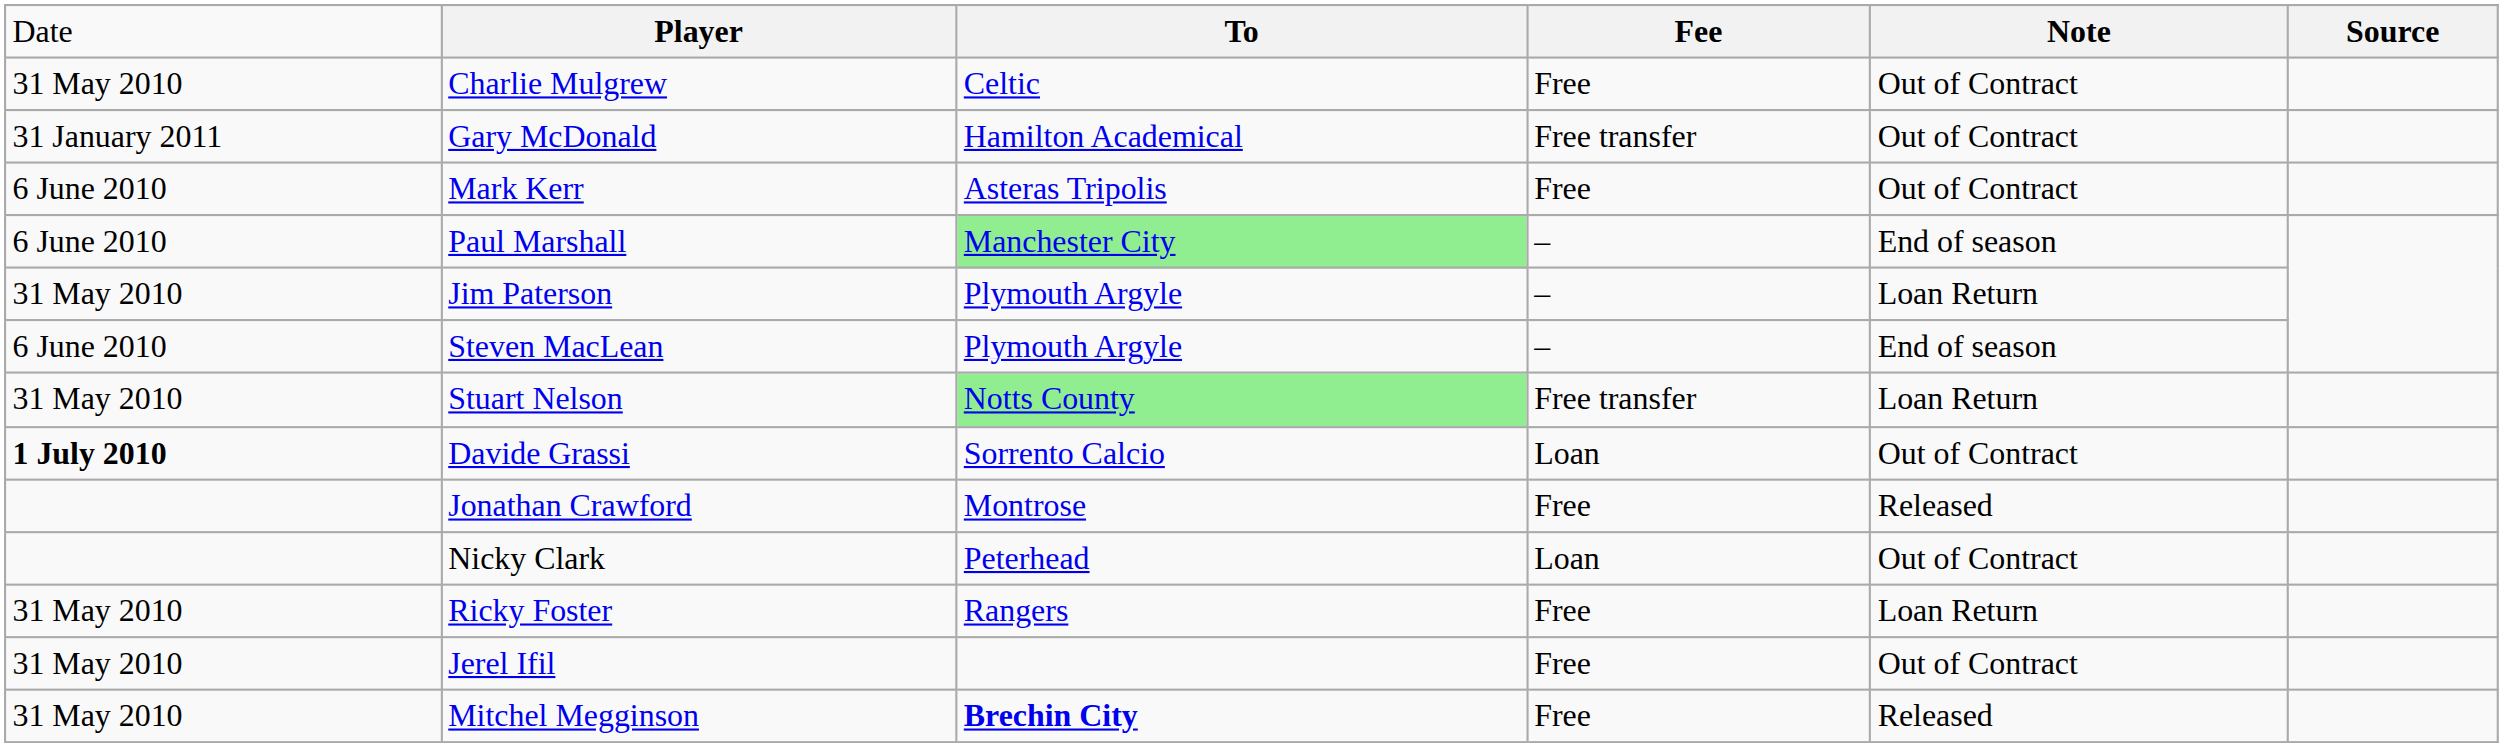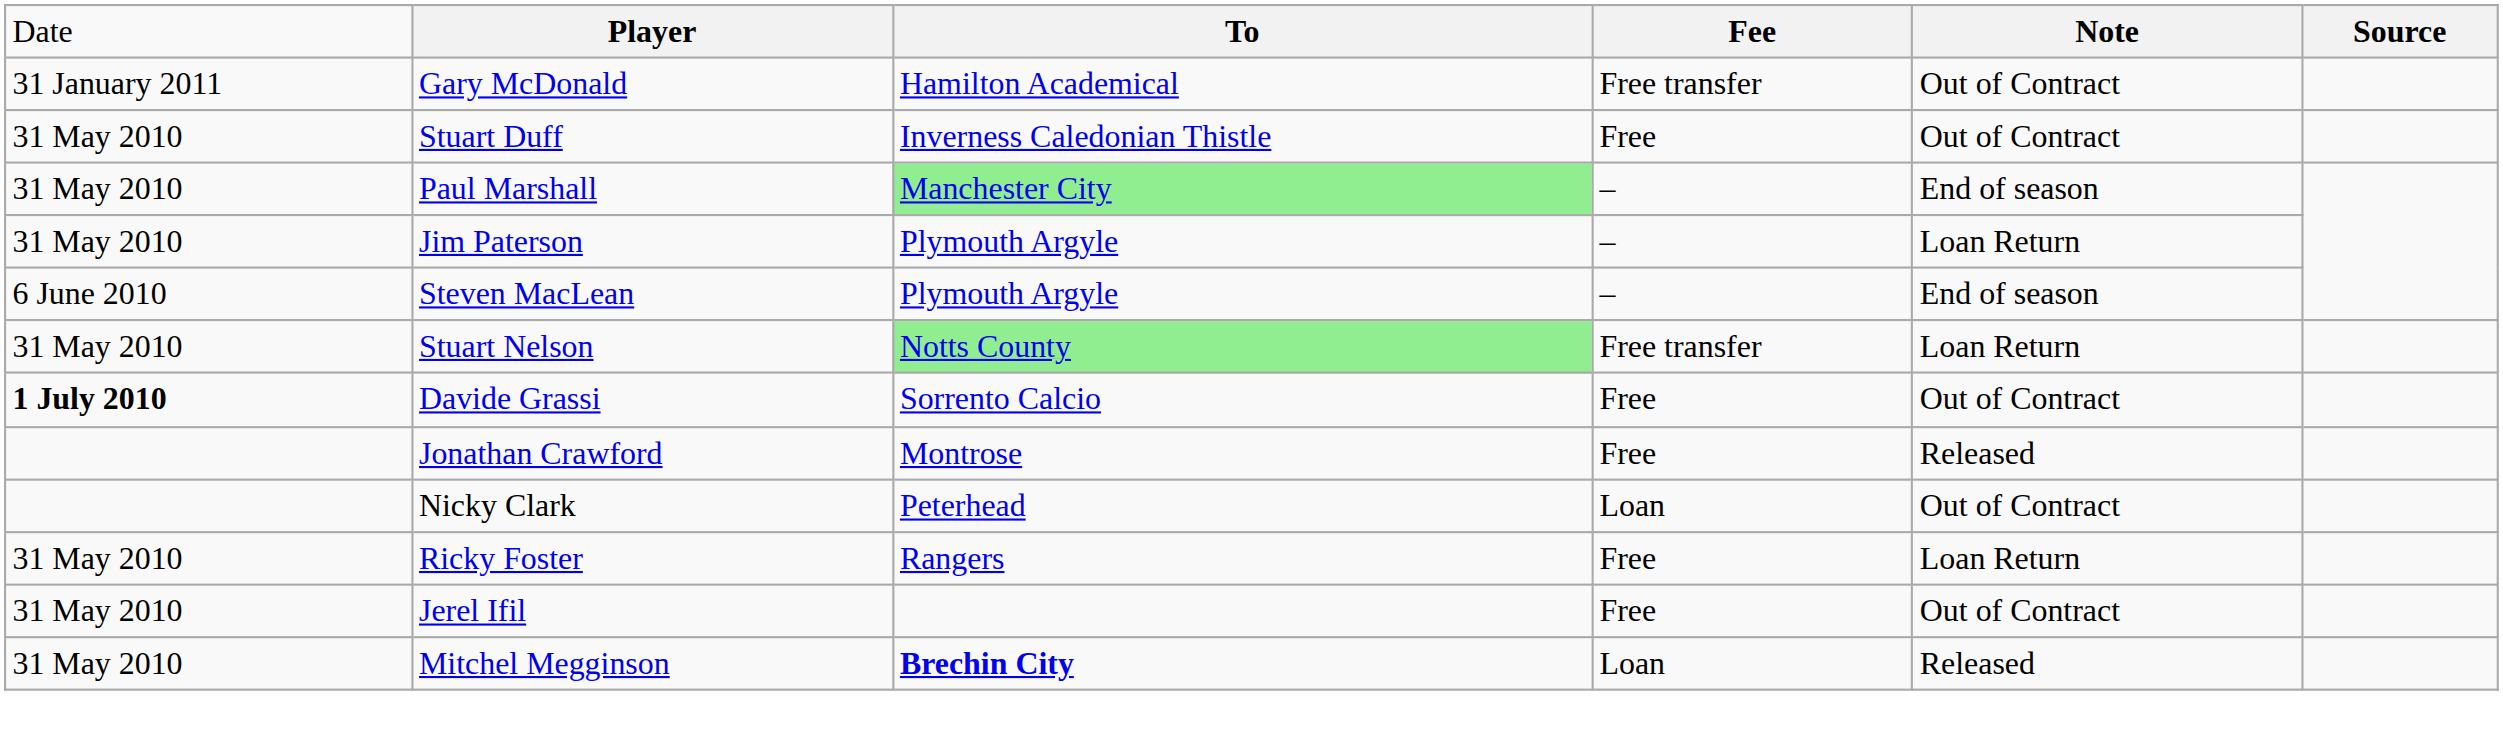- row: (558, 83)
- row: (516, 188)
+ row: (491, 136)
(90, 241) 6 June 2010 -> (98, 188) 31 May 2010
(1567, 452) Loan -> (1628, 399) Free
(1563, 715) Free -> (1632, 662) Loan
